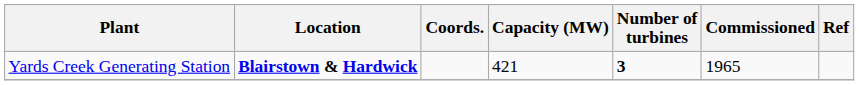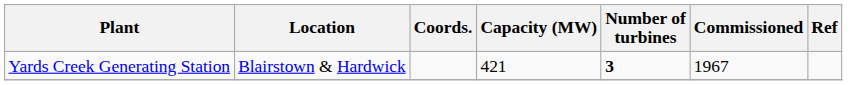(328, 65) bold -> (322, 65) normal
(723, 65) 1965 -> (711, 65) 1967
